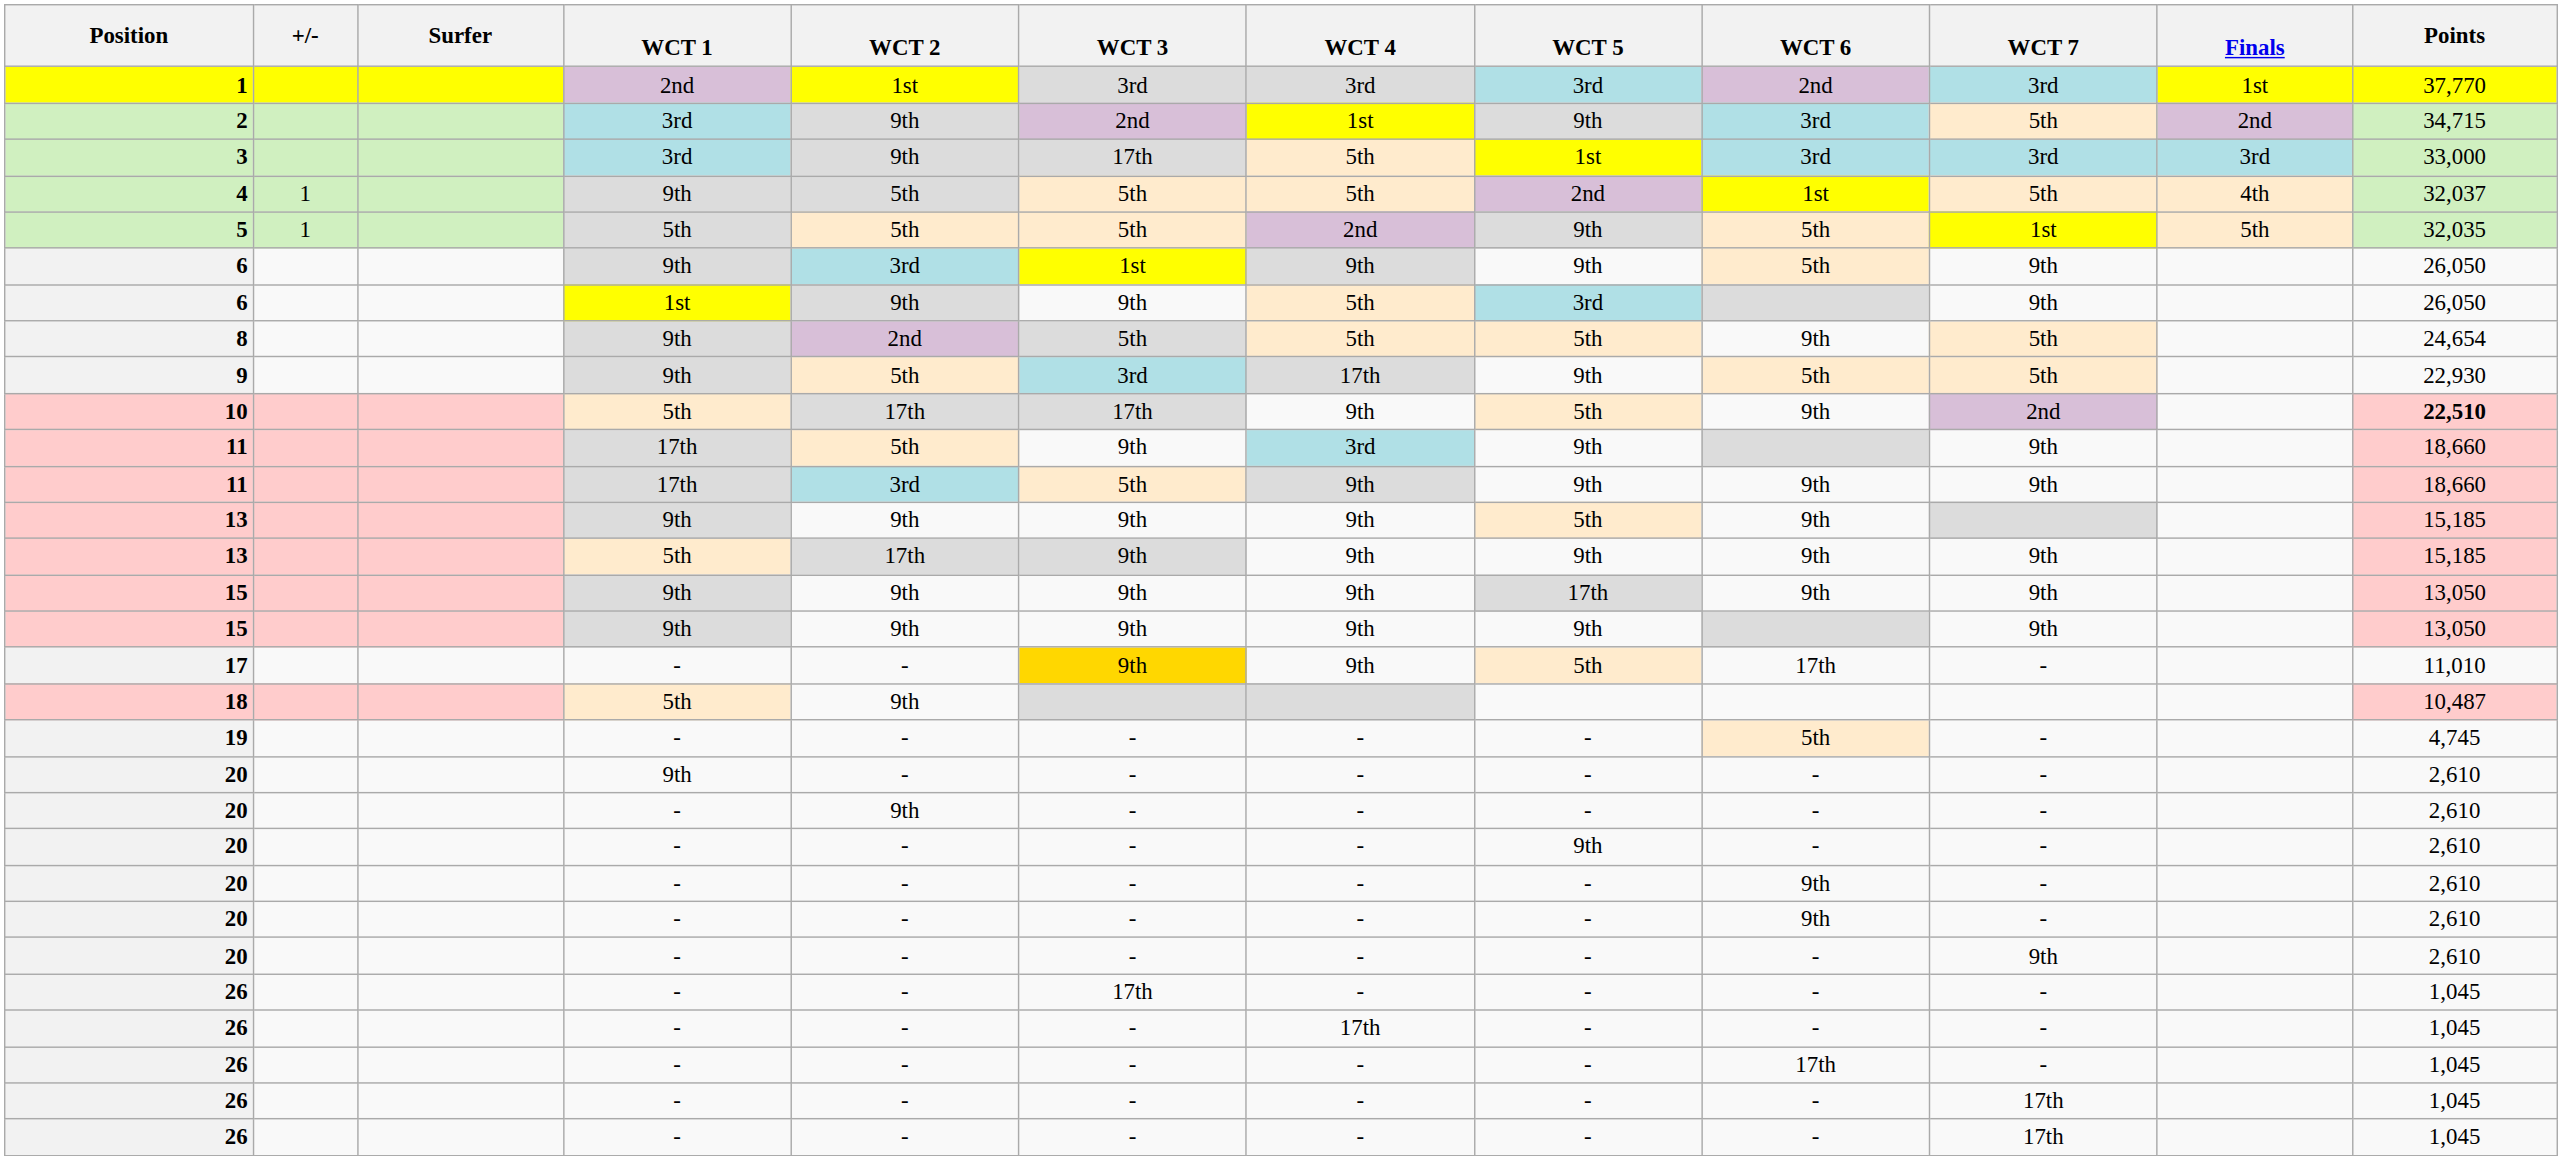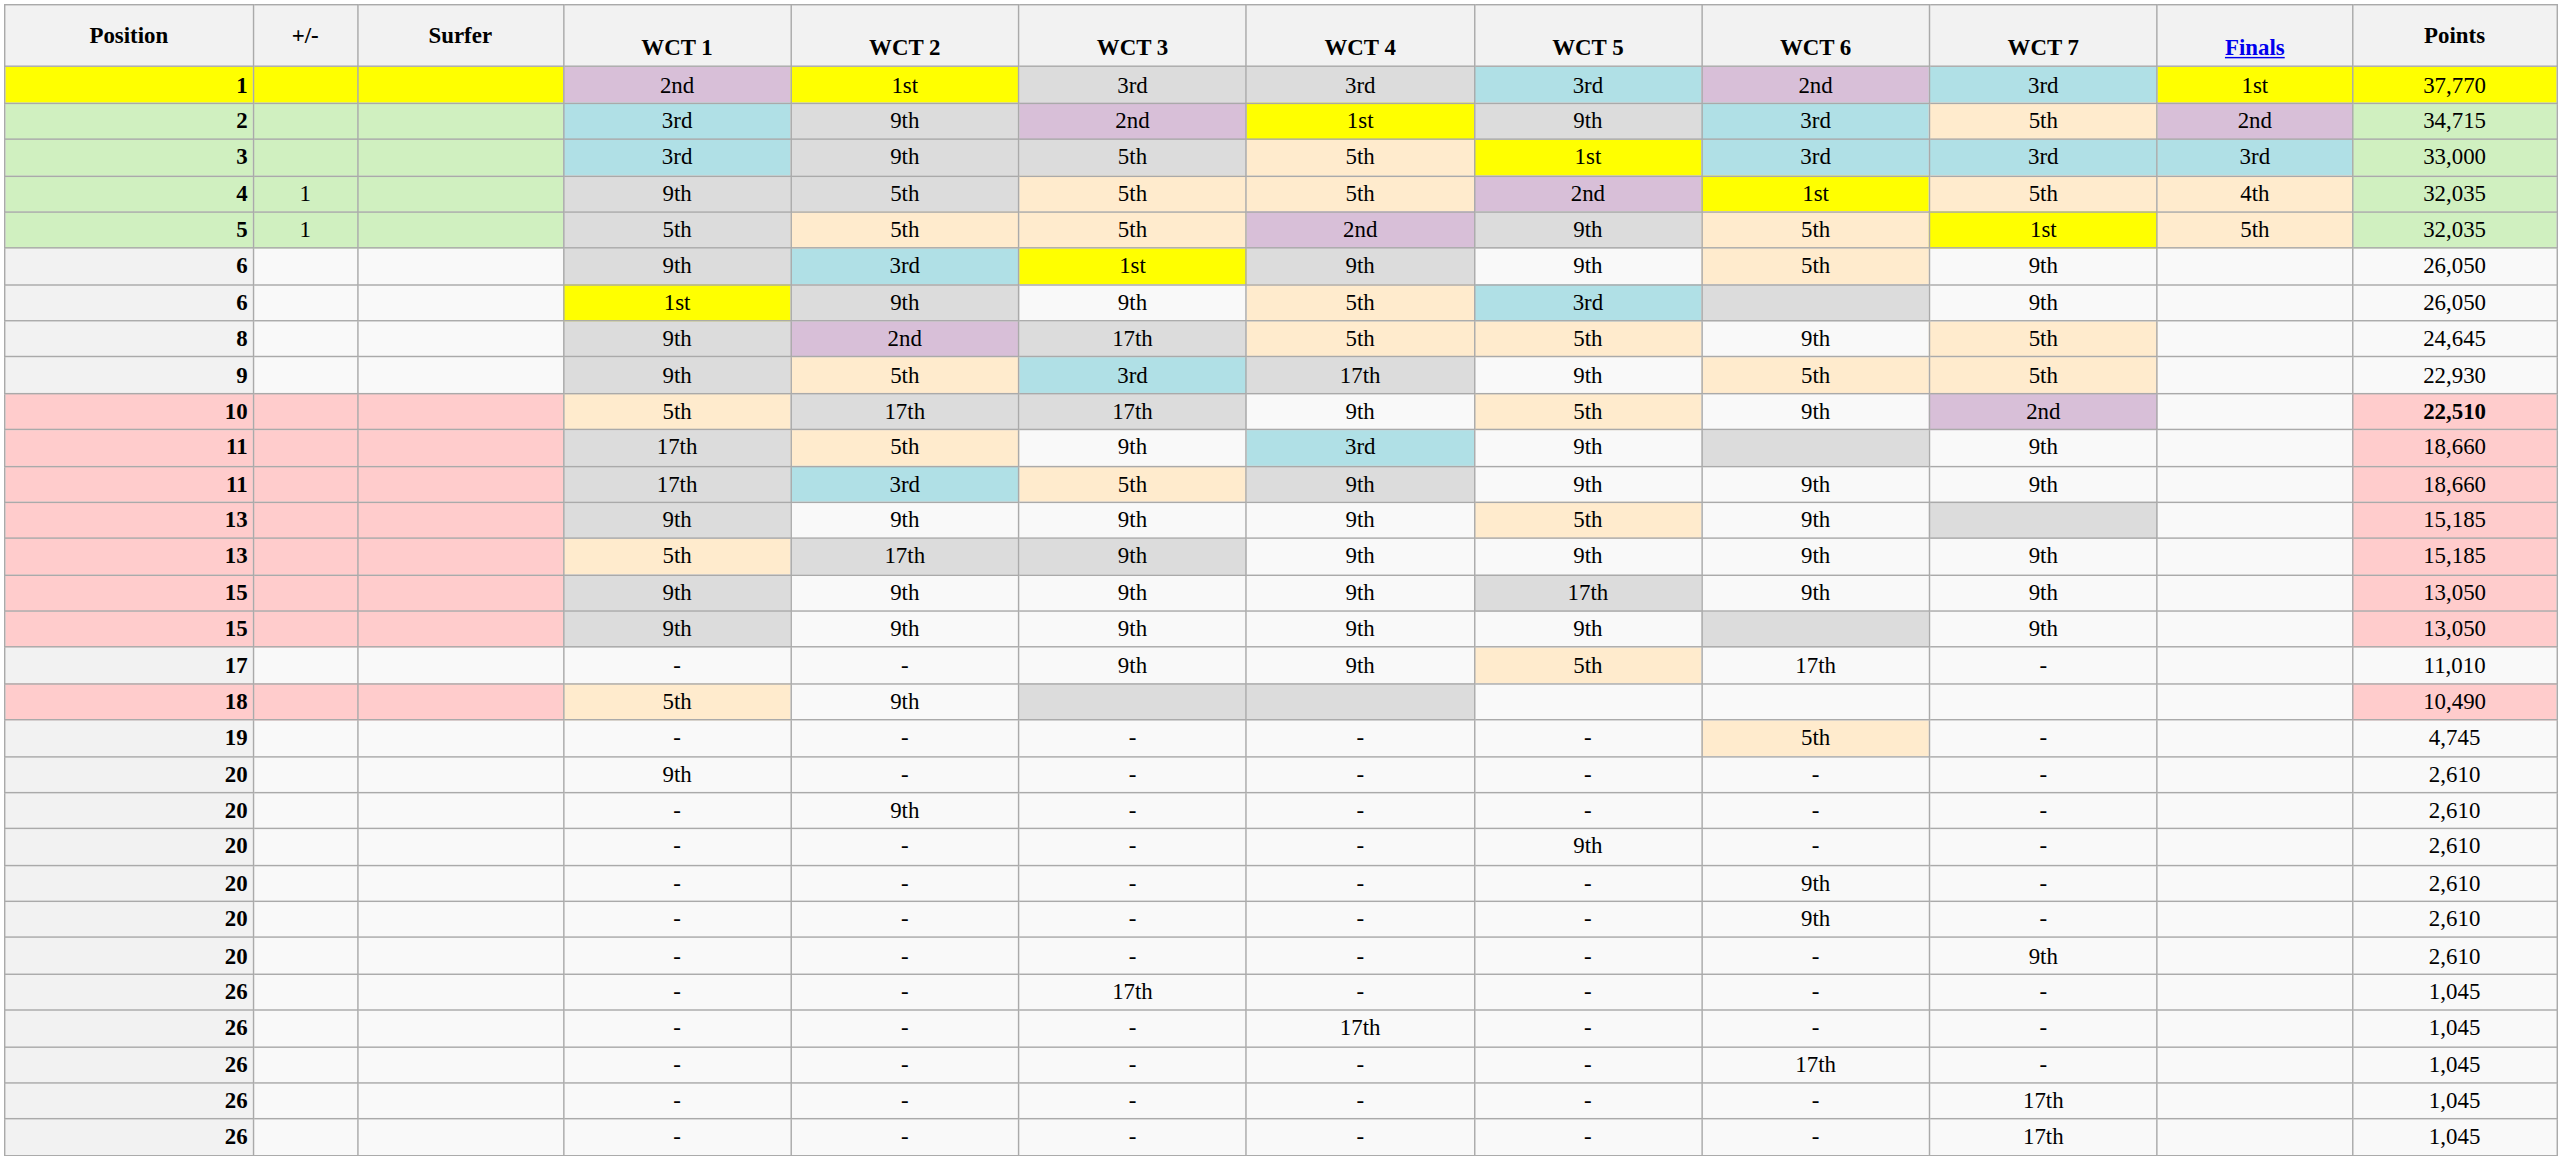(1132, 157) 17th -> (1132, 157) 5th
(2455, 193) 32,037 -> (2455, 193) 32,035
(1132, 338) 5th -> (1132, 338) 17th
(2455, 338) 24,654 -> (2455, 338) 24,645
(1132, 665) gold background -> (1132, 665) no background
(2455, 701) 10,487 -> (2455, 701) 10,490
